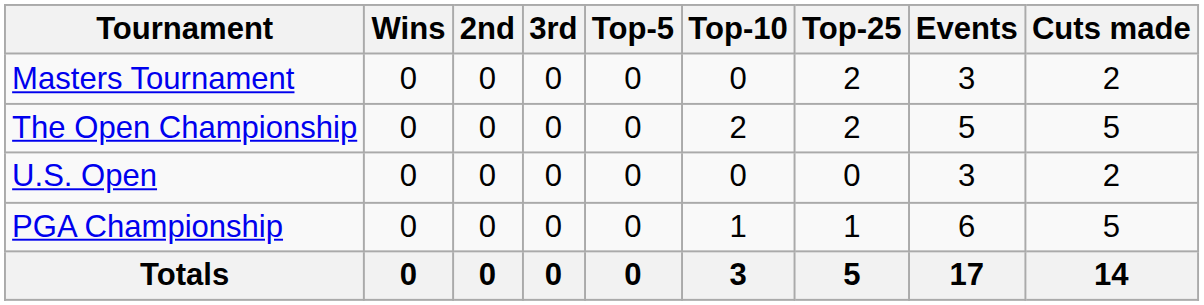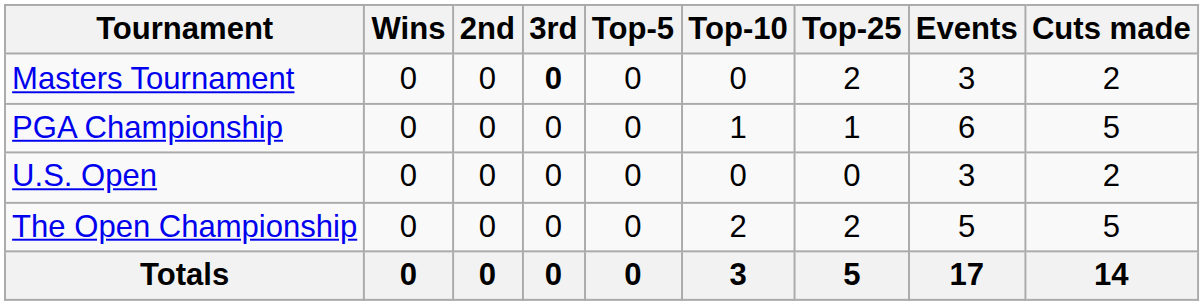(553, 78) normal -> (553, 78) bold
rows swapped: (148, 226) <-> (185, 127)
